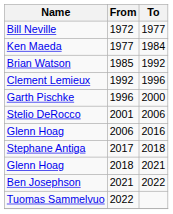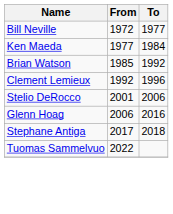- row: (40, 98)
- row: (35, 166)
- row: (44, 183)
